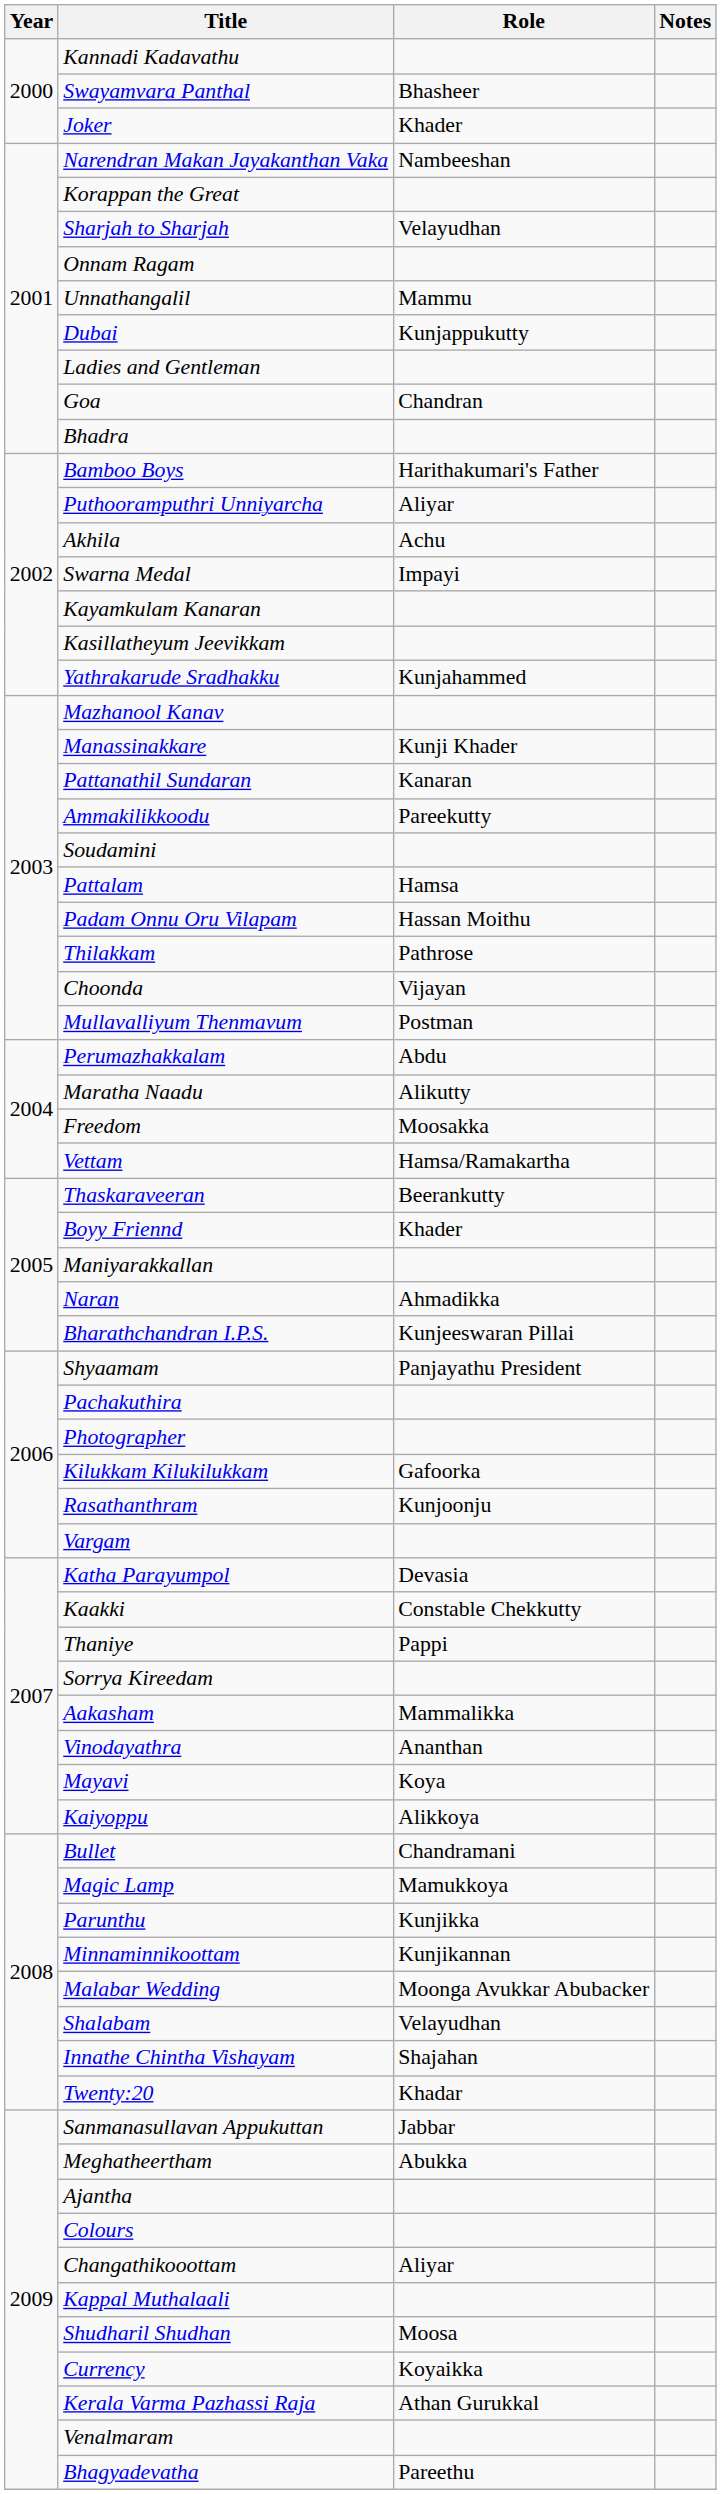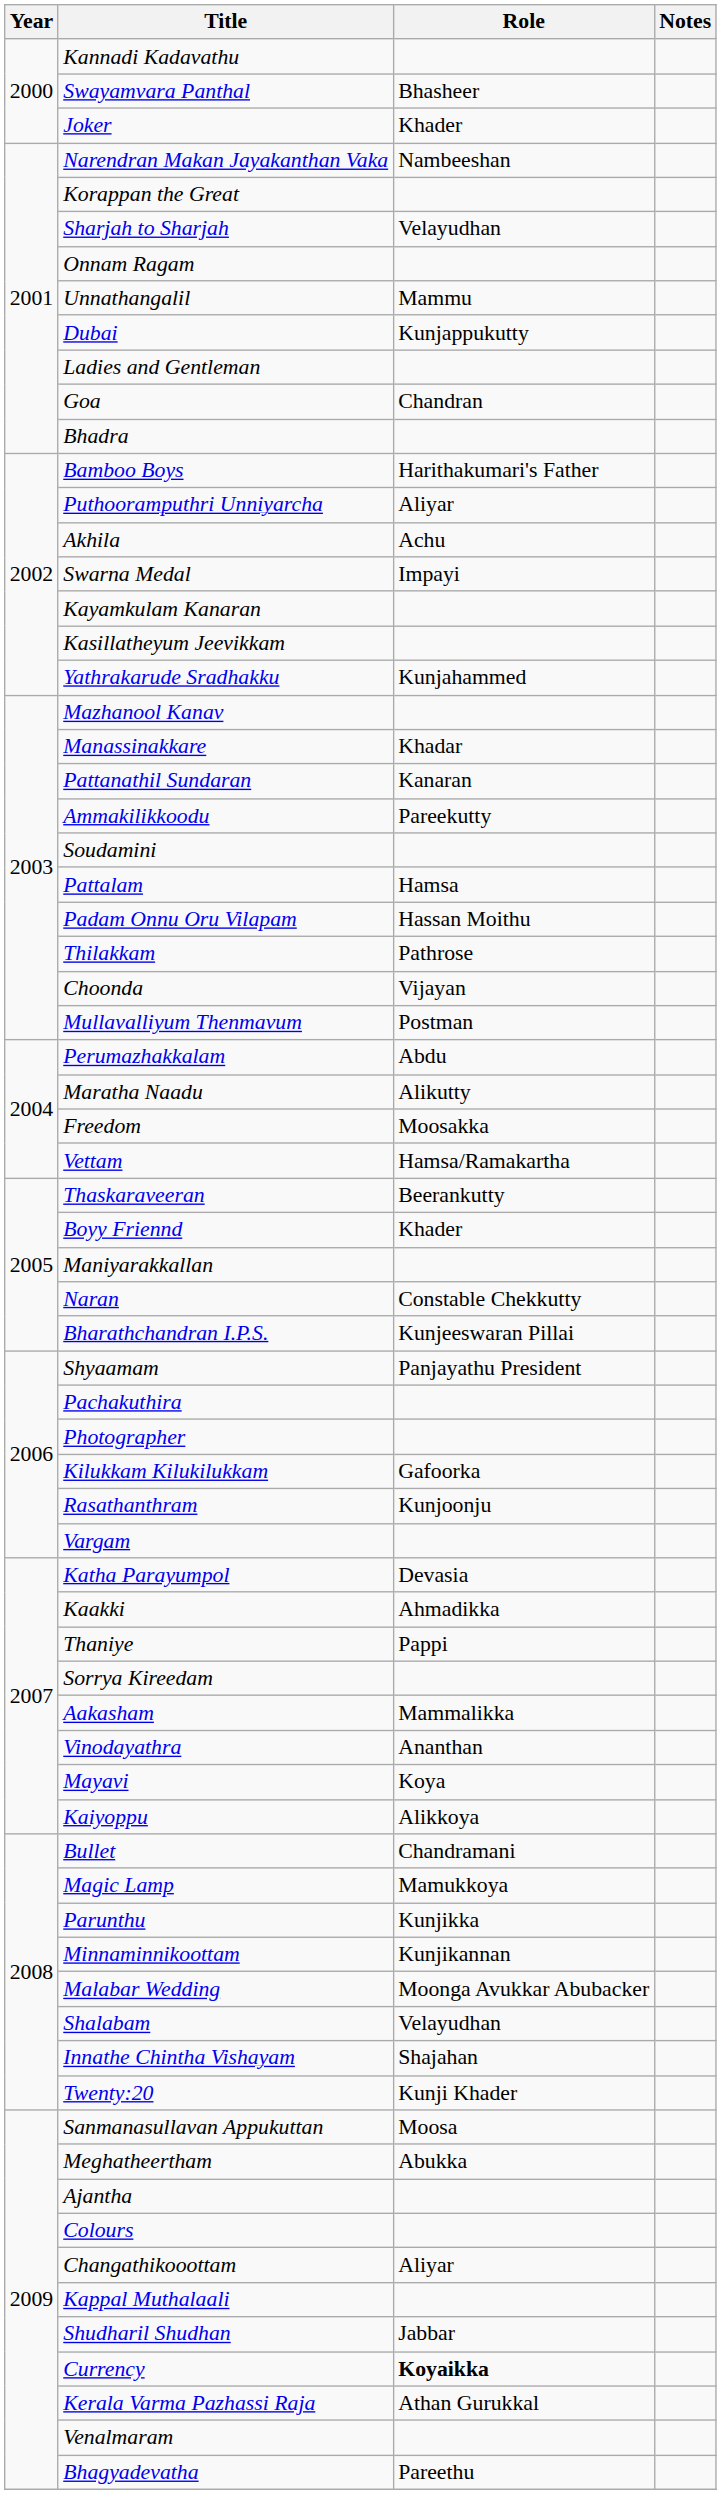(458, 746) Kunji Khader -> (430, 746) Khadar
(449, 1298) Ahmadikka -> (490, 1298) Constable Chekkutty
(490, 1609) Constable Chekkutty -> (449, 1609) Ahmadikka
(430, 2092) Khadar -> (458, 2092) Kunji Khader
(427, 2126) Jabbar -> (428, 2126) Moosa
(428, 2333) Moosa -> (427, 2333) Jabbar
(441, 2368) normal -> (444, 2368) bold
